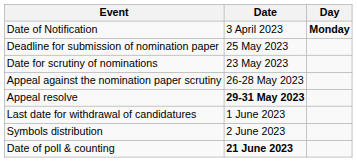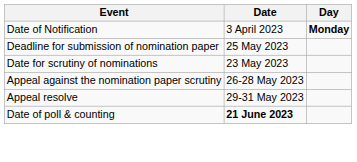(265, 98) bold -> (265, 98) normal
- row: (102, 115)
- row: (55, 132)
